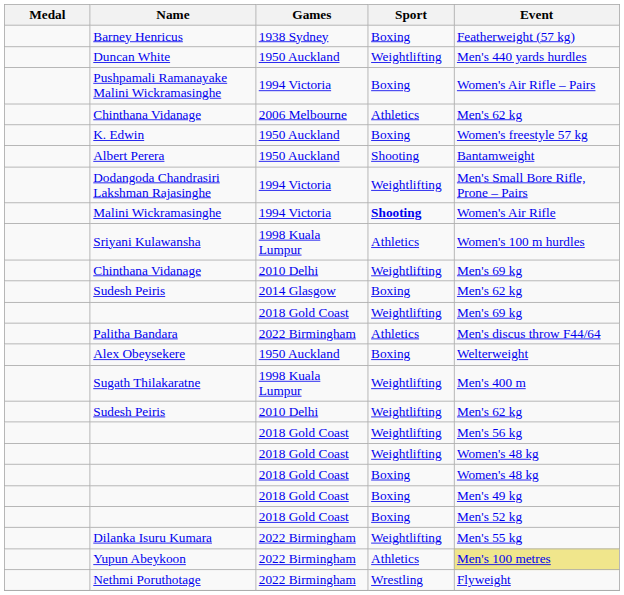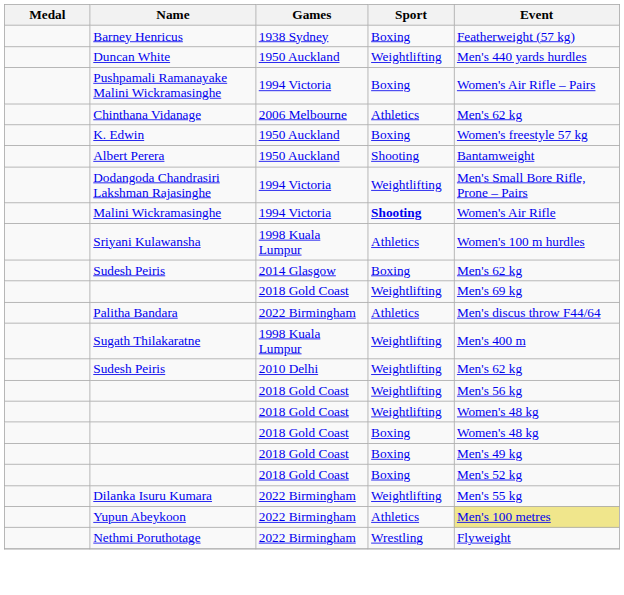- row: (147, 270)
- row: (139, 354)
